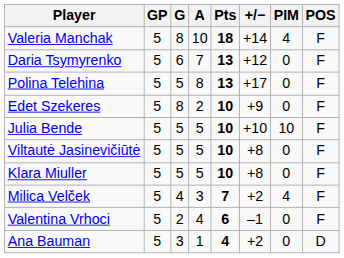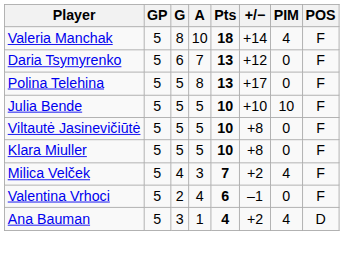- row: (54, 106)
(286, 241) 0 -> (286, 219) 4
